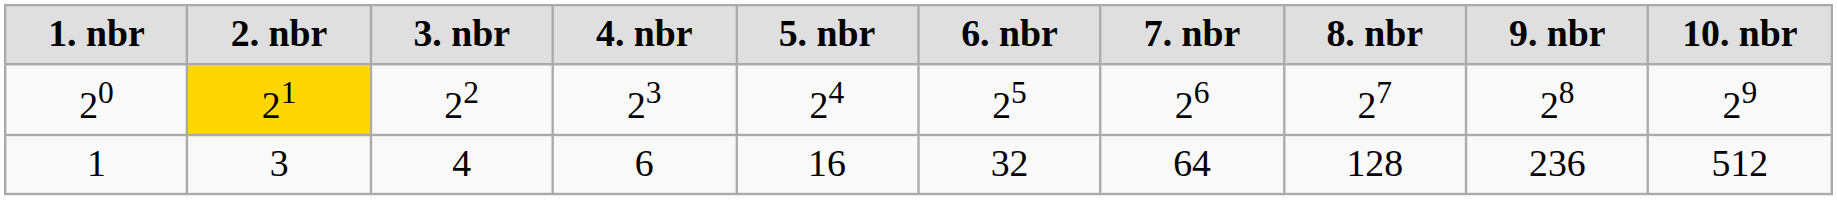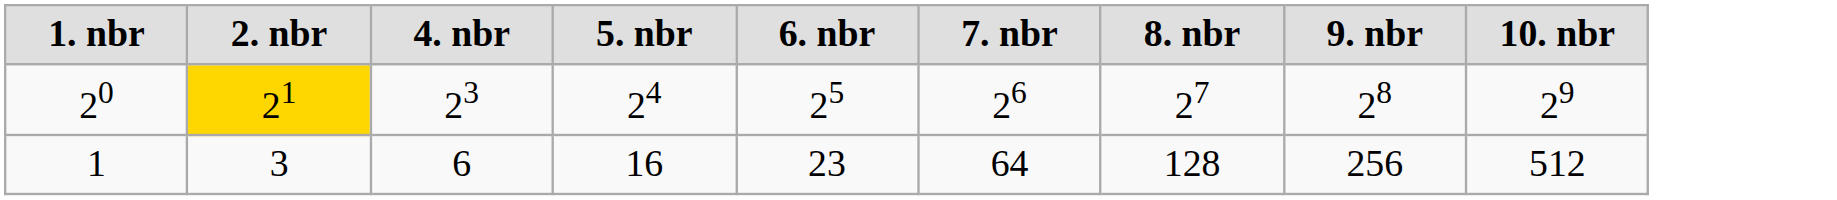- column: (462, 34)
(1010, 164) 32 -> (827, 164) 23
(1557, 164) 236 -> (1375, 164) 256
